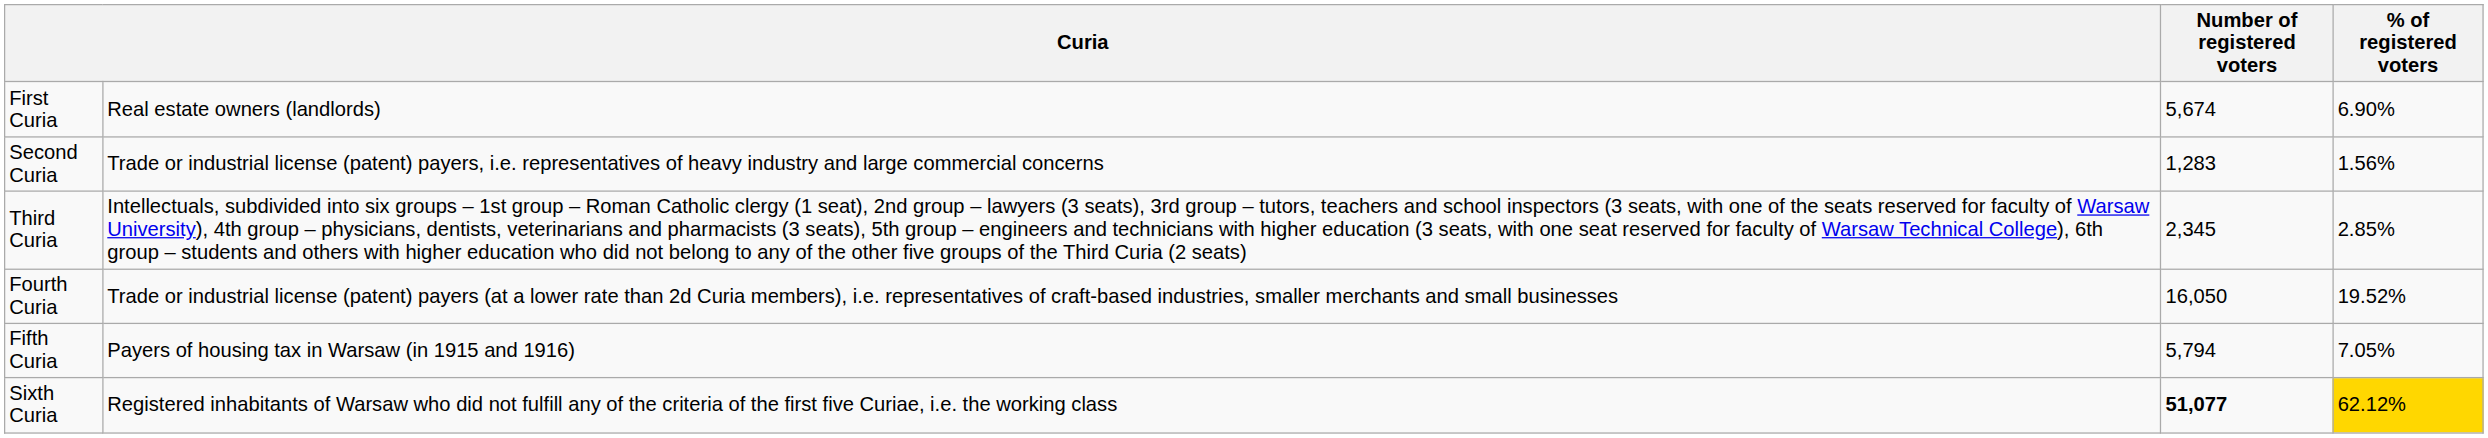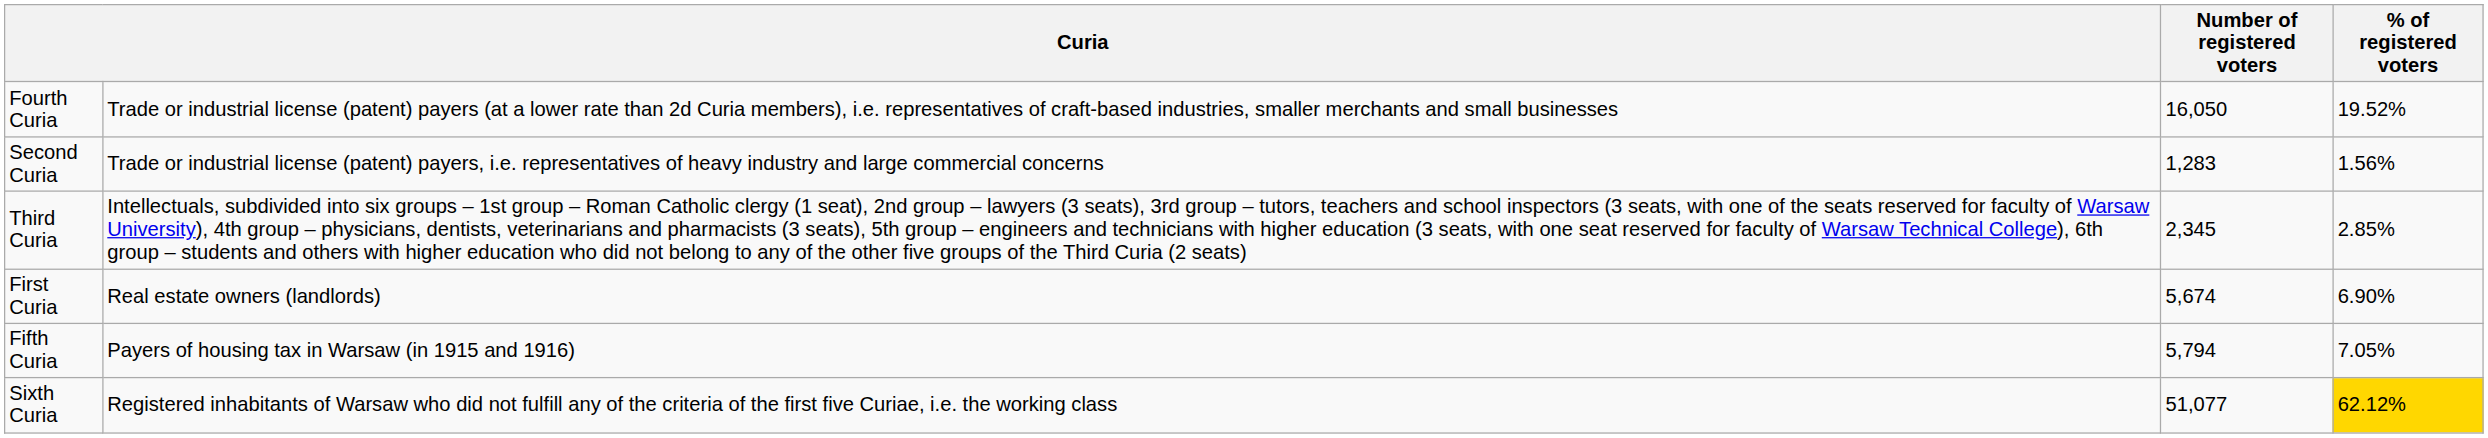rows swapped: (33, 109) <-> (38, 295)
(2196, 405) bold -> (2196, 405) normal
